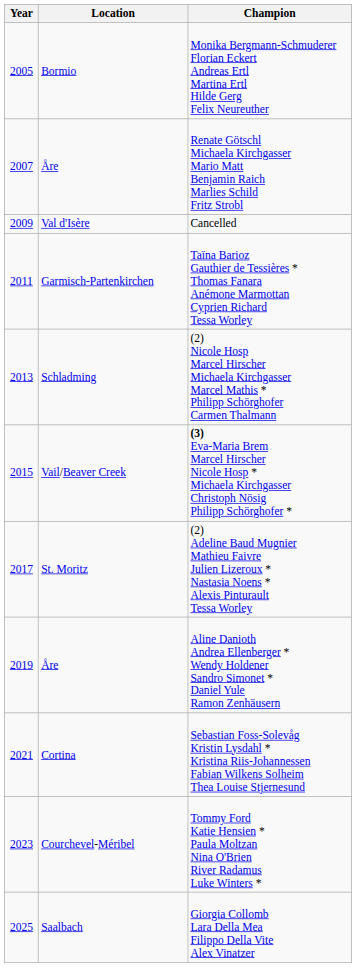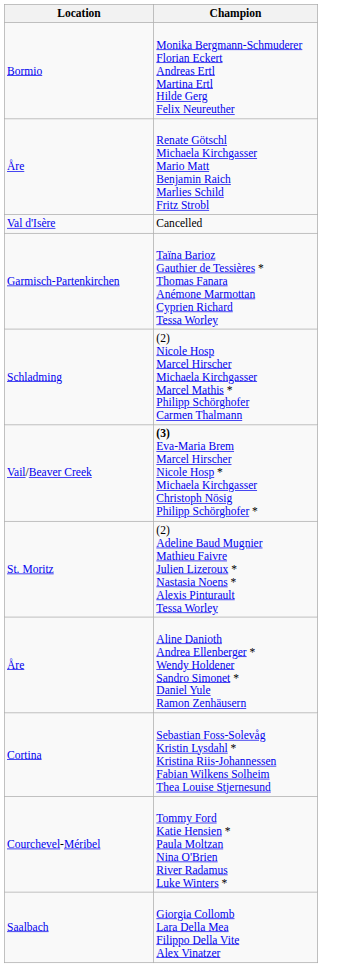- column: (21, 13)
